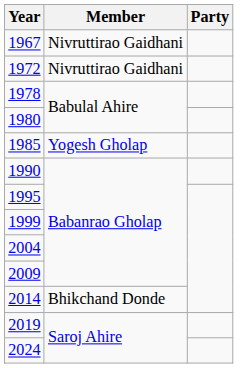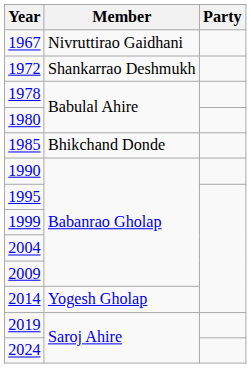(116, 68) Nivruttirao Gaidhani -> (122, 68) Shankarrao Deshmukh
(98, 145) Yogesh Gholap -> (107, 145) Bhikchand Donde
(107, 299) Bhikchand Donde -> (98, 299) Yogesh Gholap
